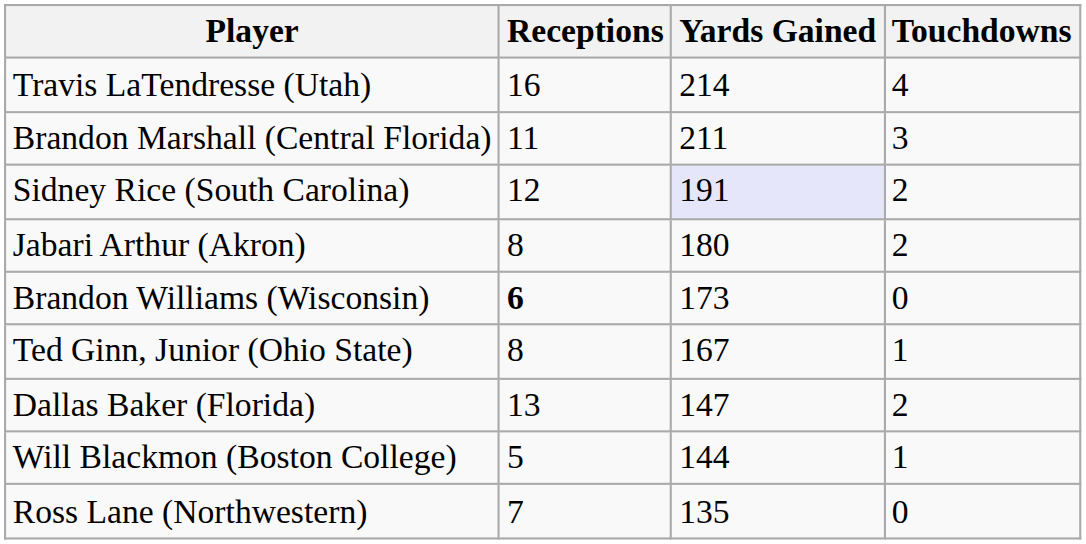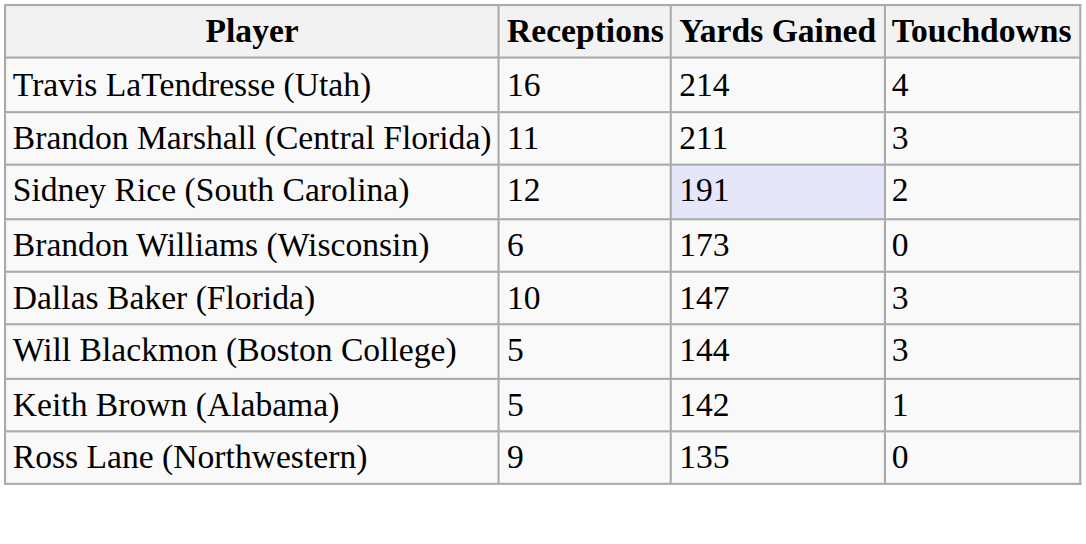- row: (159, 244)
(515, 297) bold -> (515, 244) normal
- row: (213, 350)
(524, 404) 13 -> (524, 297) 10
(900, 404) 2 -> (900, 297) 3
(900, 457) 1 -> (900, 350) 3
+ row: (176, 404)
(515, 510) 7 -> (515, 457) 9
